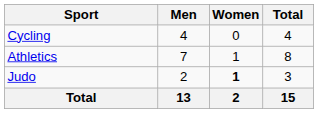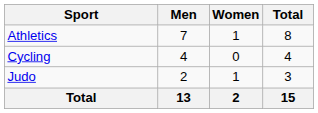rows swapped: (32, 56) <-> (29, 35)
(236, 77) bold -> (236, 77) normal
